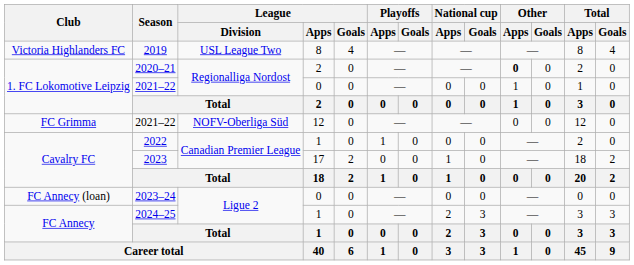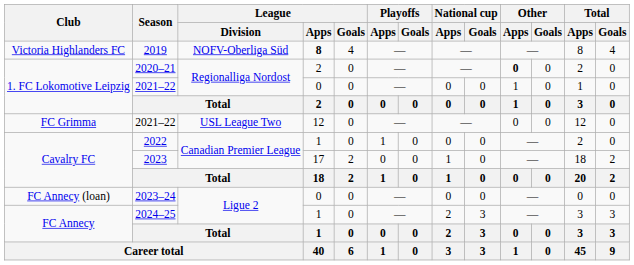(241, 50) USL League Two -> (241, 50) NOFV-Oberliga Süd
(319, 50) normal -> (319, 50) bold
(241, 123) NOFV-Oberliga Süd -> (241, 123) USL League Two
